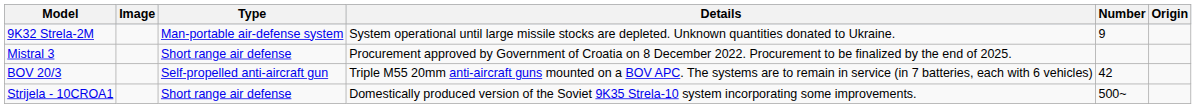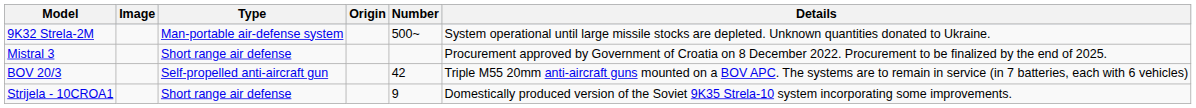columns swapped: (1170, 14) <-> (721, 14)
(1102, 34) 9 -> (406, 34) 500~
(1113, 93) 500~ -> (395, 93) 9
